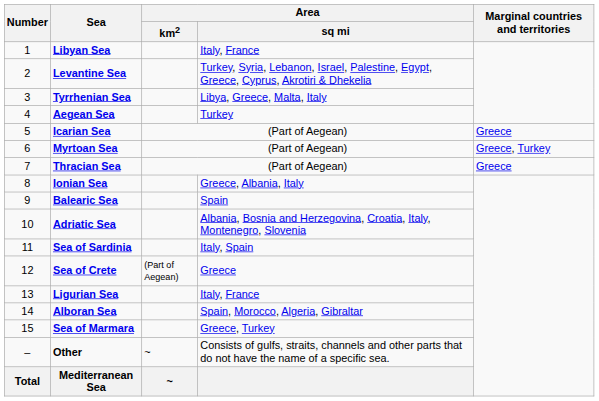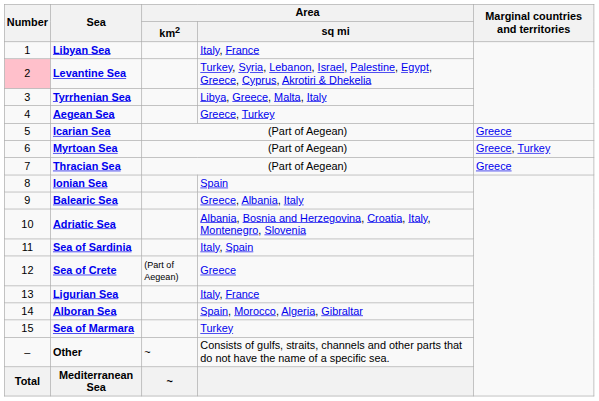(27, 73) no background -> (27, 73) pink background
(217, 114) Turkey -> (237, 114) Greece, Turkey
(252, 183) Greece, Albania, Italy -> (214, 183) Spain
(214, 200) Spain -> (252, 200) Greece, Albania, Italy
(237, 328) Greece, Turkey -> (217, 328) Turkey
